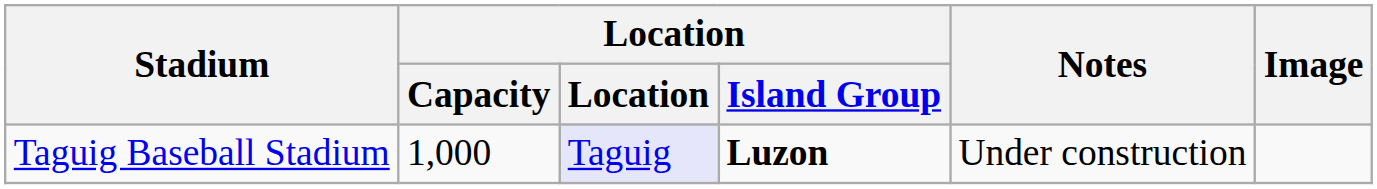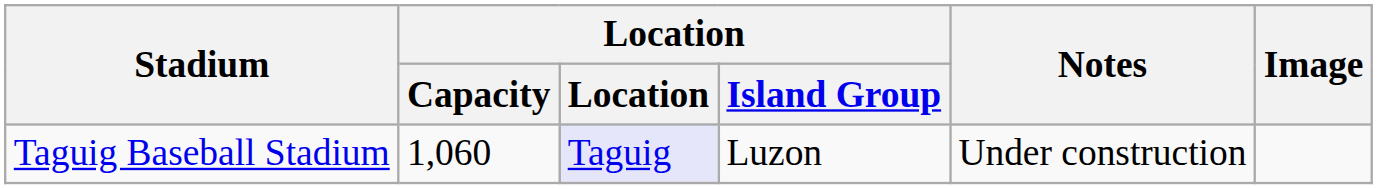(449, 152) 1,000 -> (449, 152) 1,060
(777, 152) bold -> (774, 152) normal
